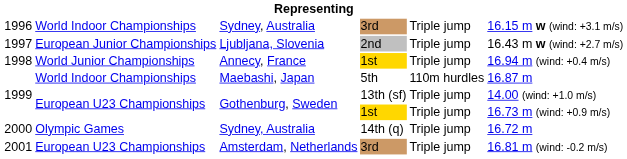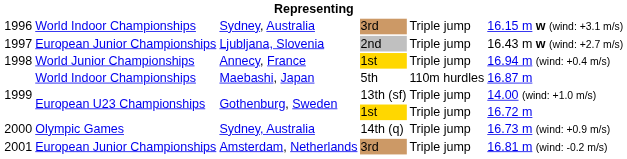(549, 112) 16.73 m (wind: +0.9 m/s) -> (510, 112) 16.72 m
(510, 129) 16.72 m -> (549, 129) 16.73 m (wind: +0.9 m/s)
(120, 146) European U23 Championships -> (126, 146) European Junior Championships
